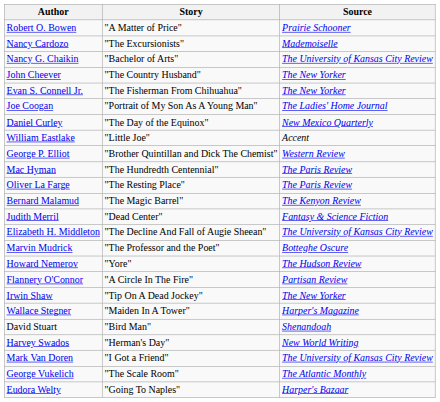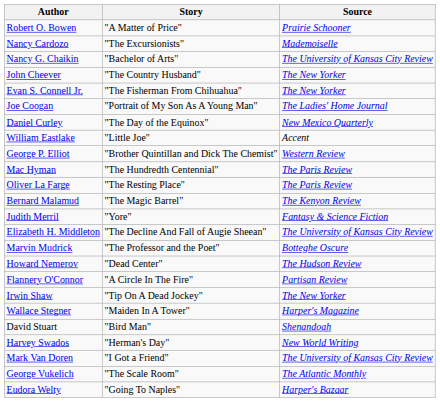(134, 216) "Dead Center" -> (118, 216) "Yore"
(118, 264) "Yore" -> (134, 264) "Dead Center"
